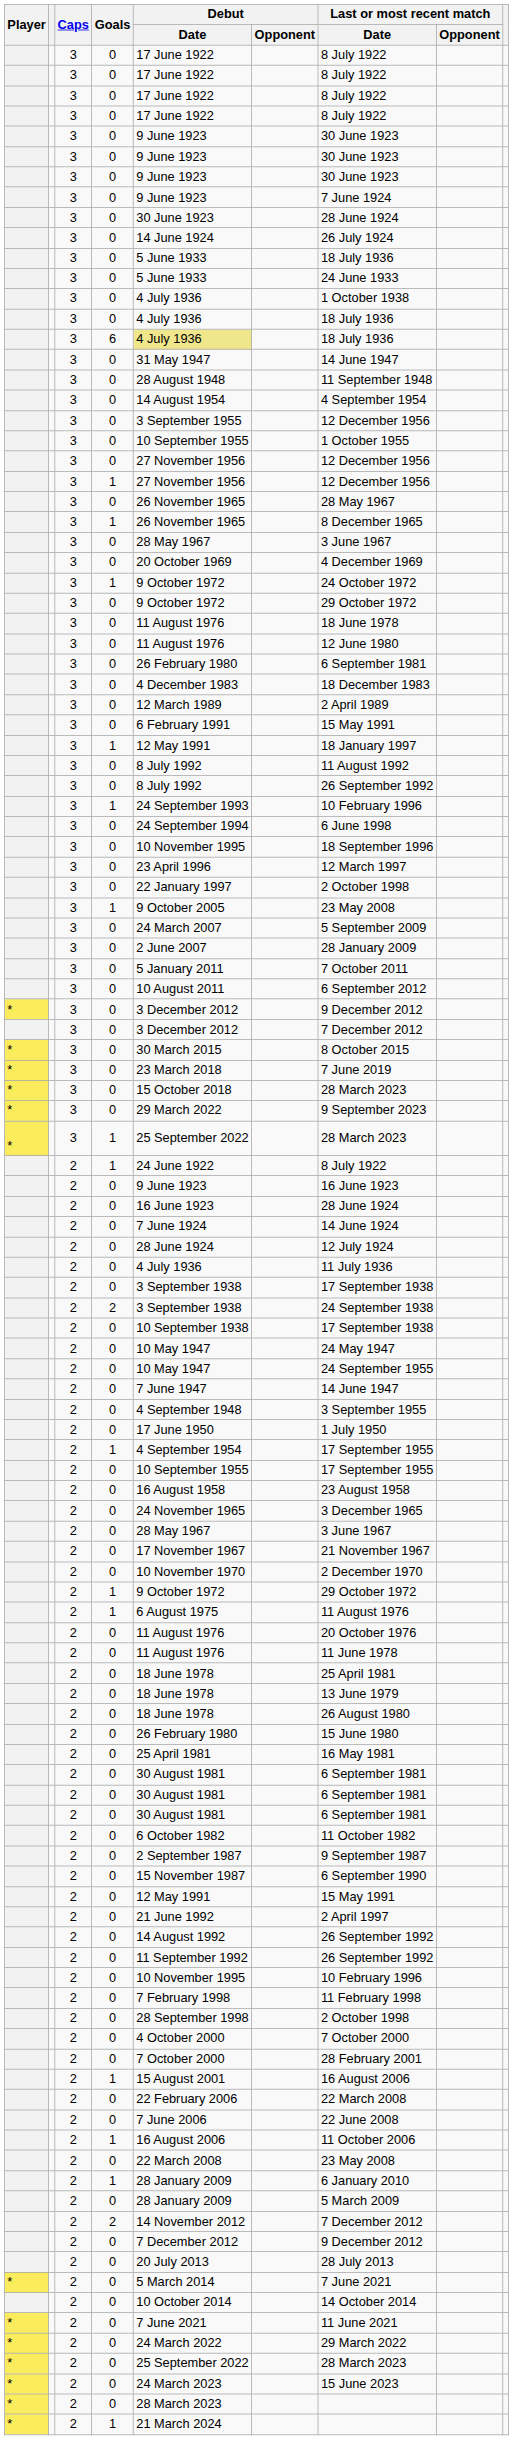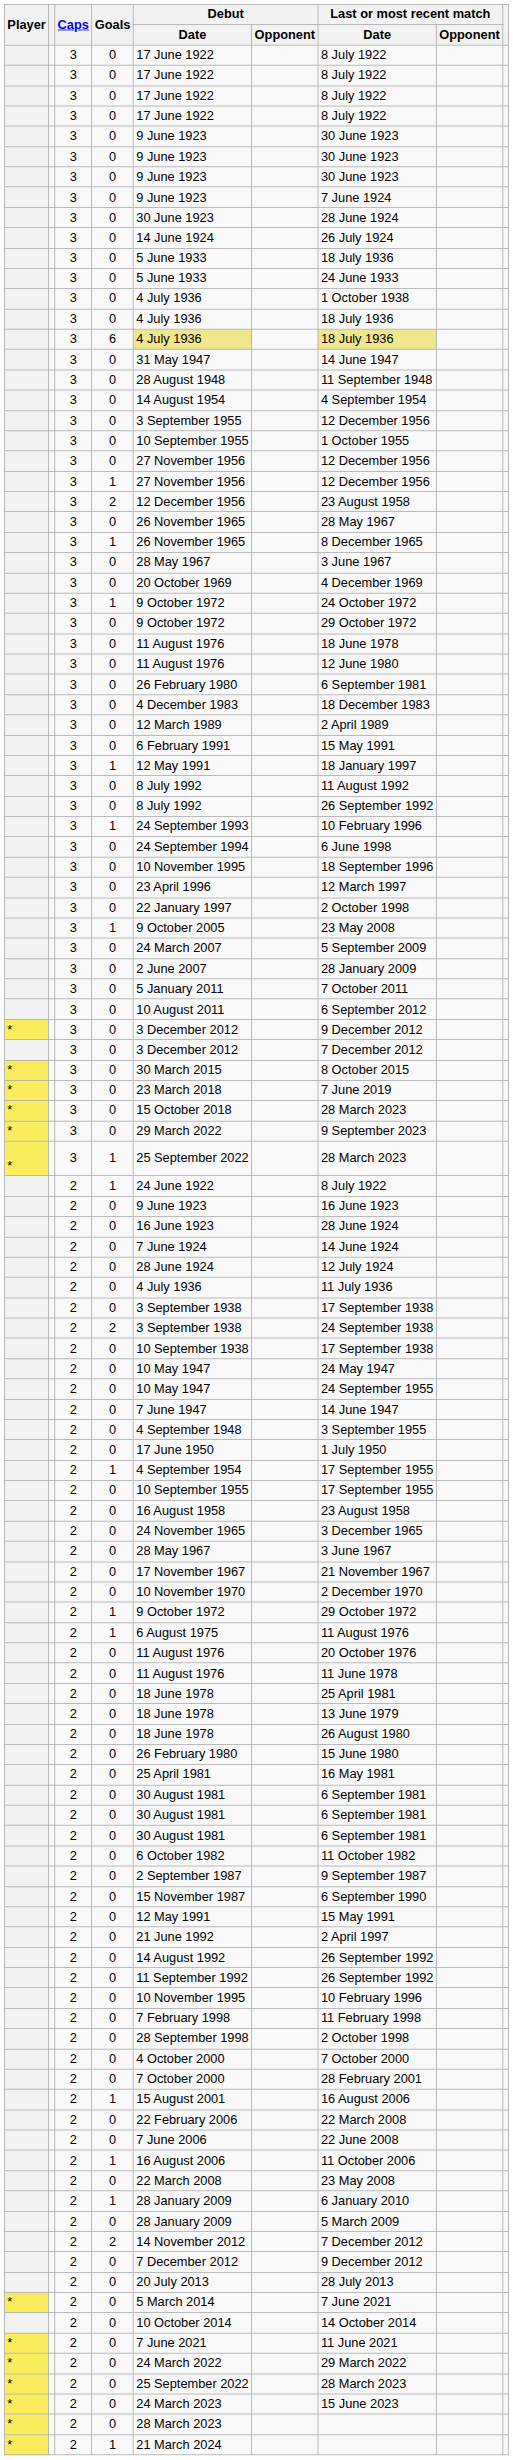(357, 339) no background -> (357, 339) khaki background
+ row: (73, 501)
